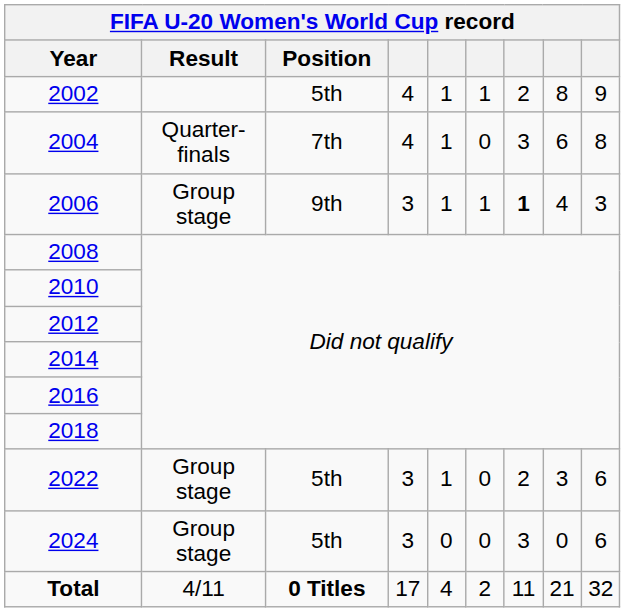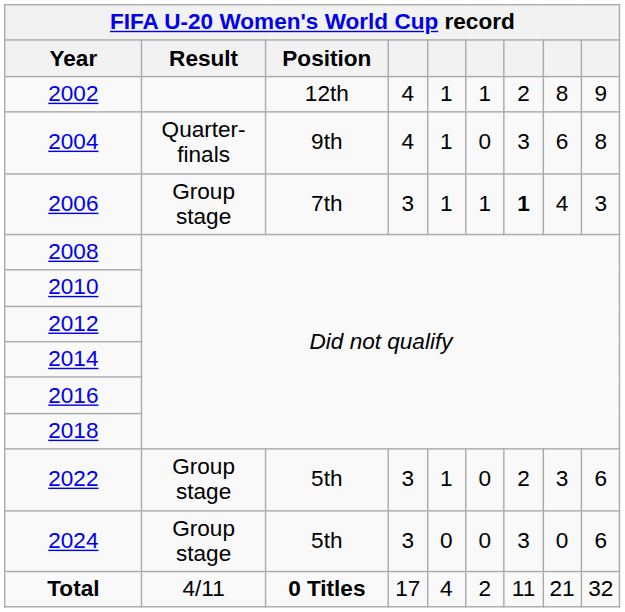(327, 93) 5th -> (327, 93) 12th
(327, 142) 7th -> (327, 142) 9th
(327, 203) 9th -> (327, 203) 7th
